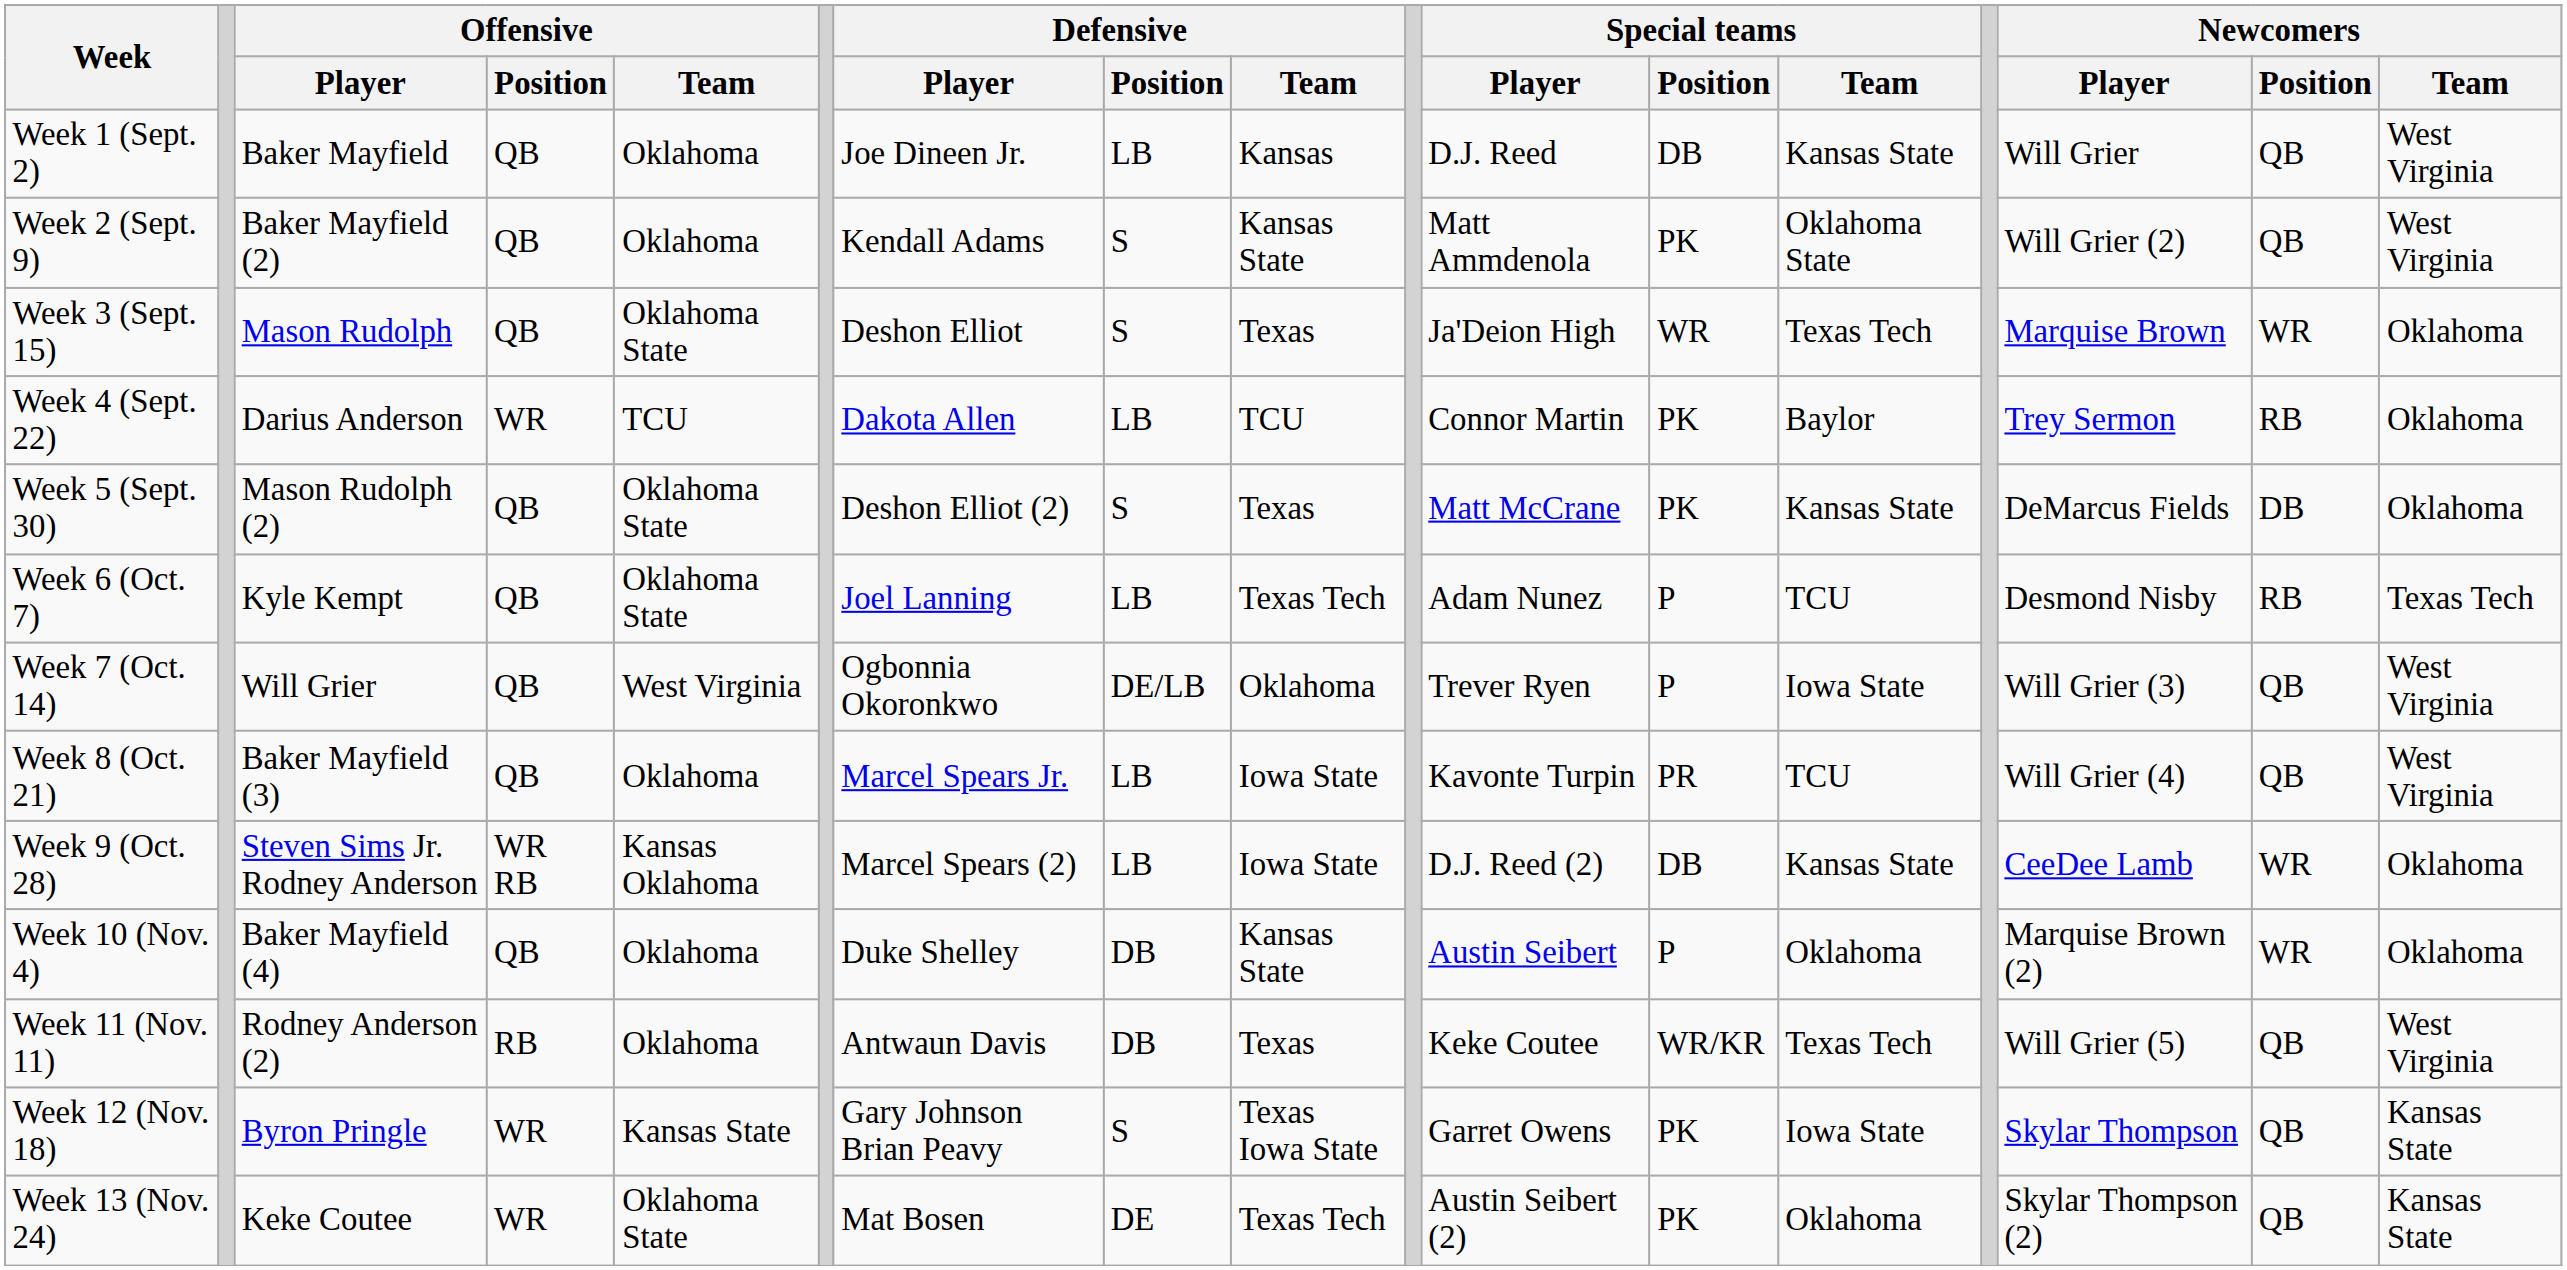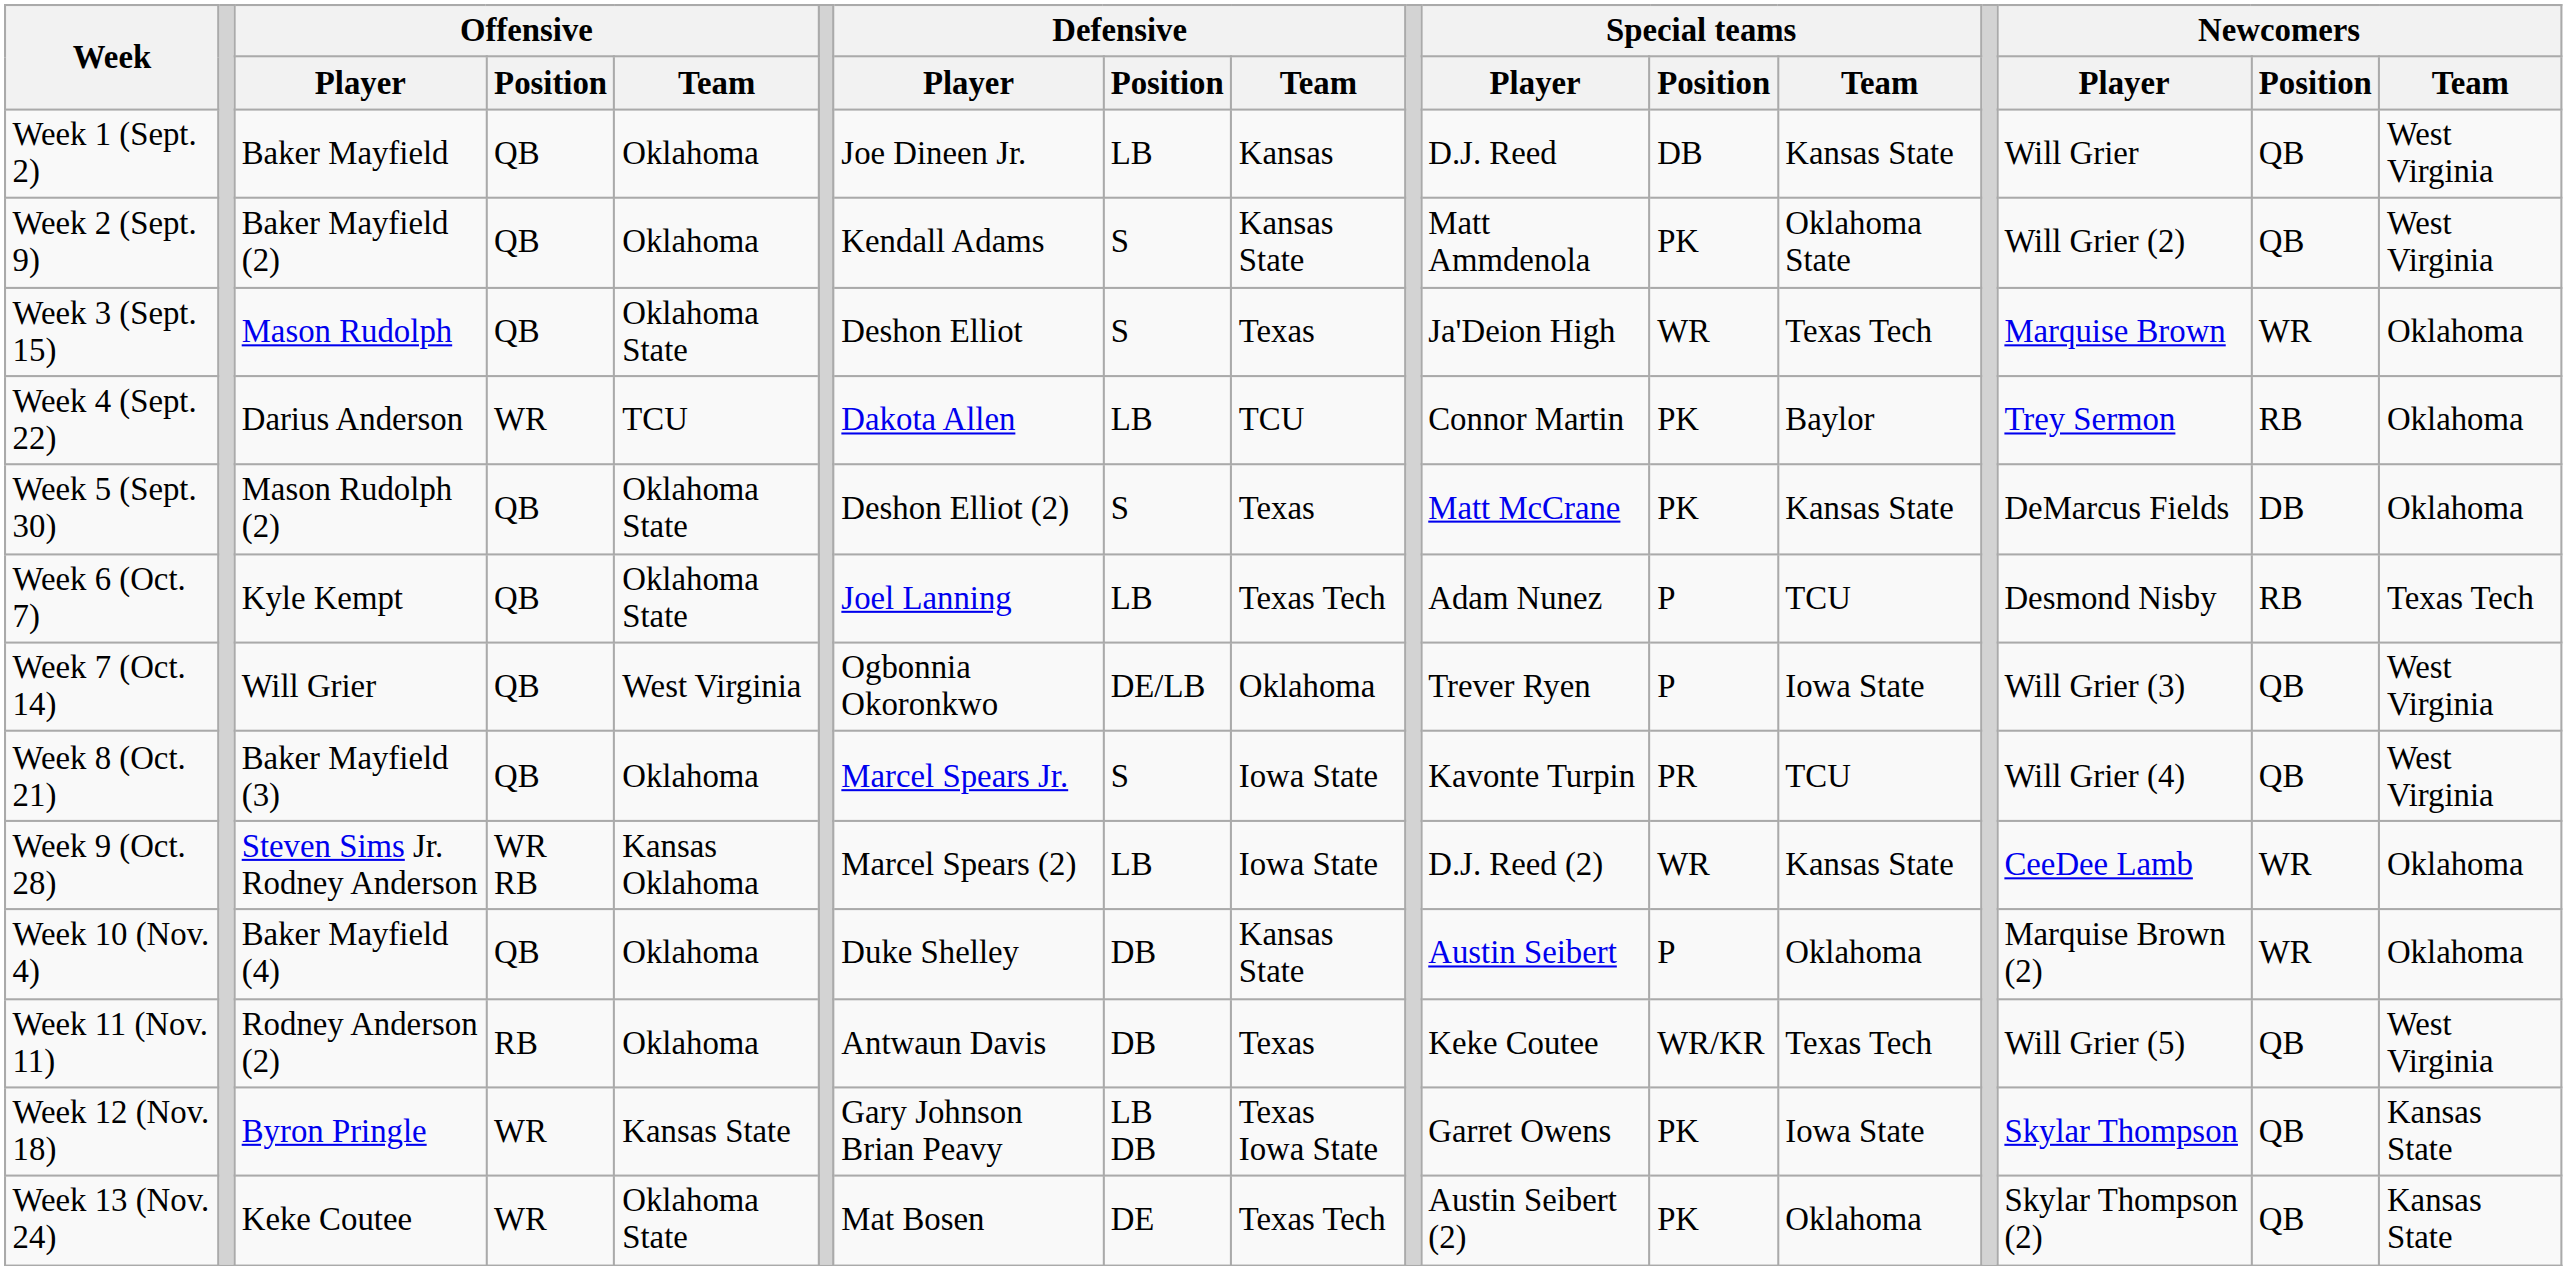(1132, 775) LB -> (1120, 775) S
(1680, 864) DB -> (1684, 864) WR
(1120, 1131) S -> (1133, 1131) LB DB
